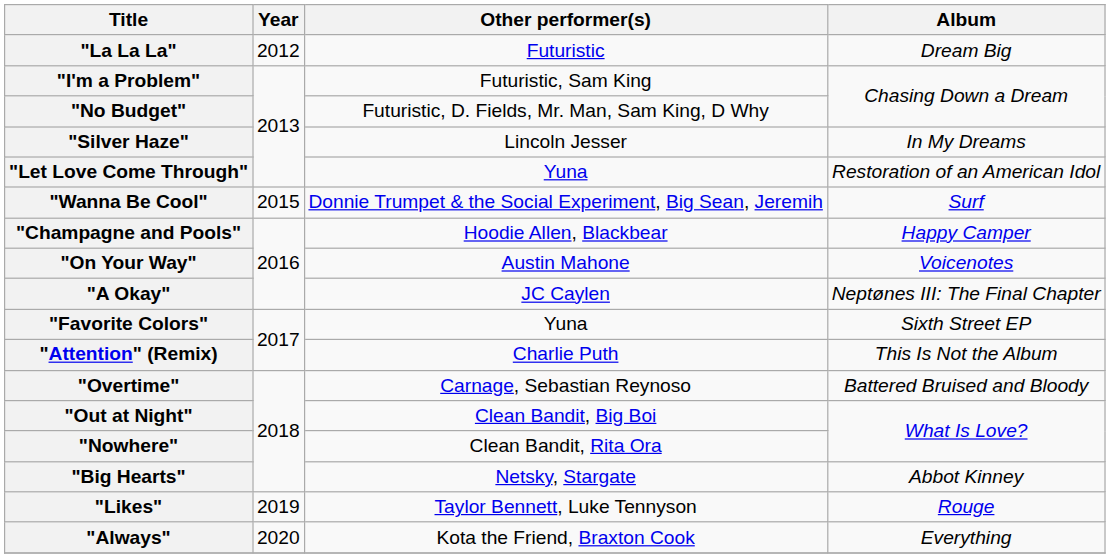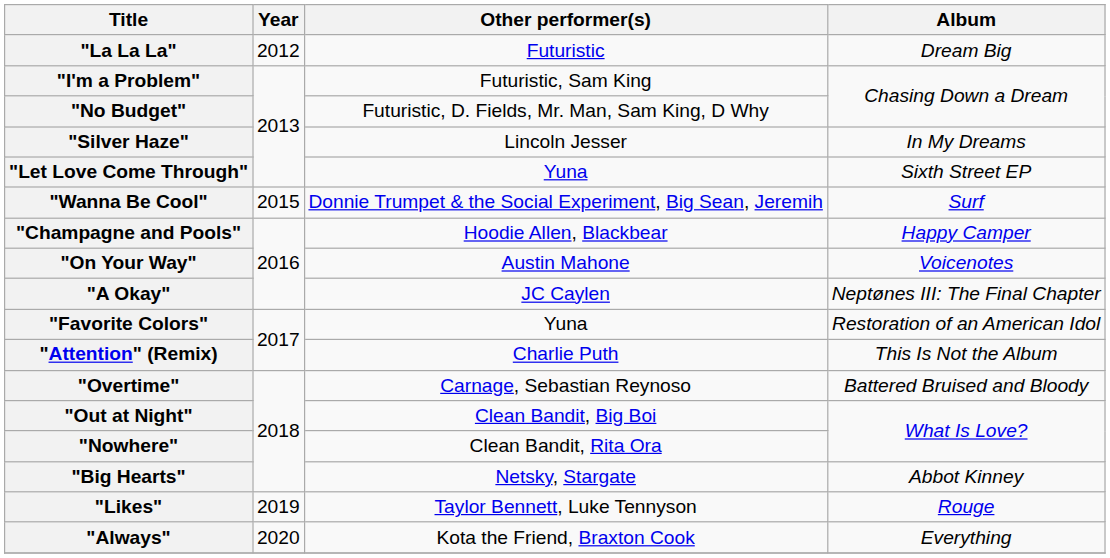(966, 171) Restoration of an American Idol -> (966, 171) Sixth Street EP
(966, 324) Sixth Street EP -> (966, 324) Restoration of an American Idol
